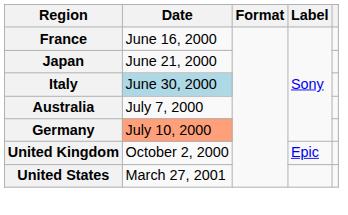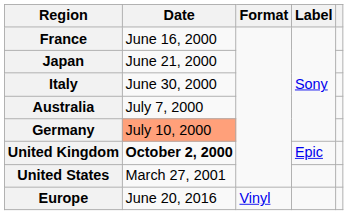(171, 84) lightblue background -> (171, 84) no background
(177, 152) normal -> (179, 152) bold
+ row: (63, 198)
